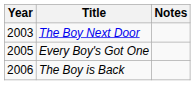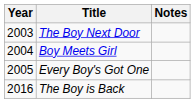+ row: (78, 51)
(20, 70) 2006 -> (20, 88) 2016
